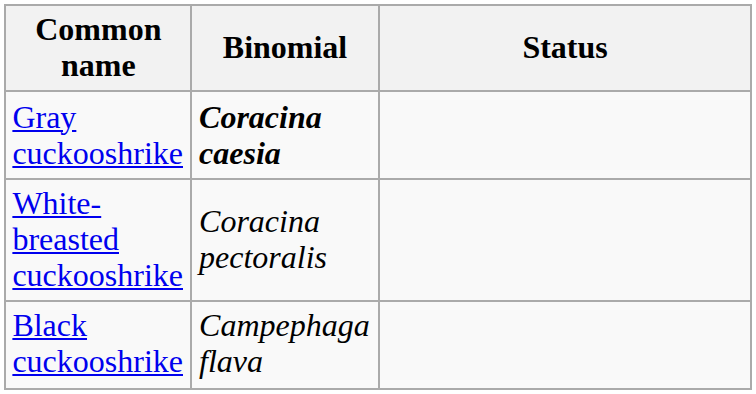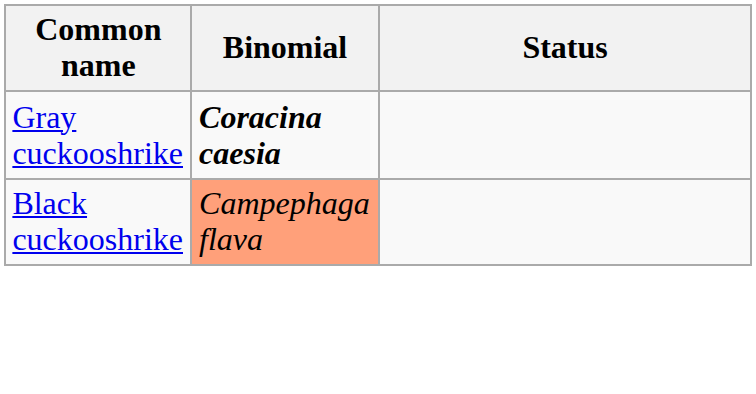- row: (98, 239)
(284, 344) no background -> (284, 221) lightsalmon background
